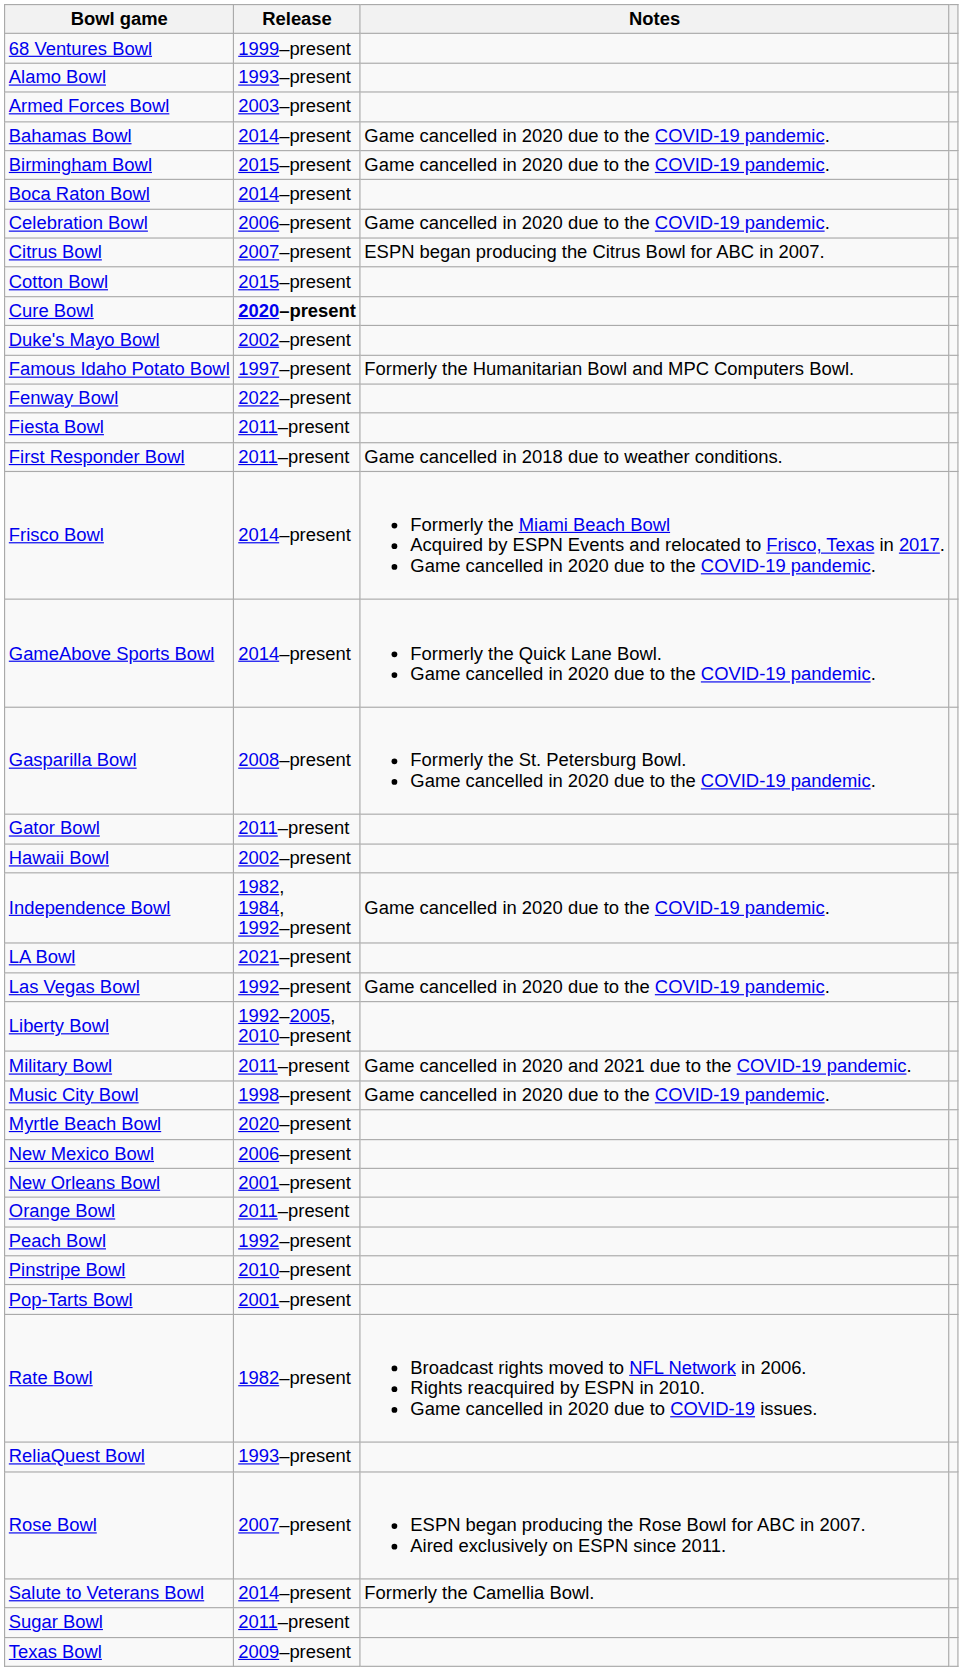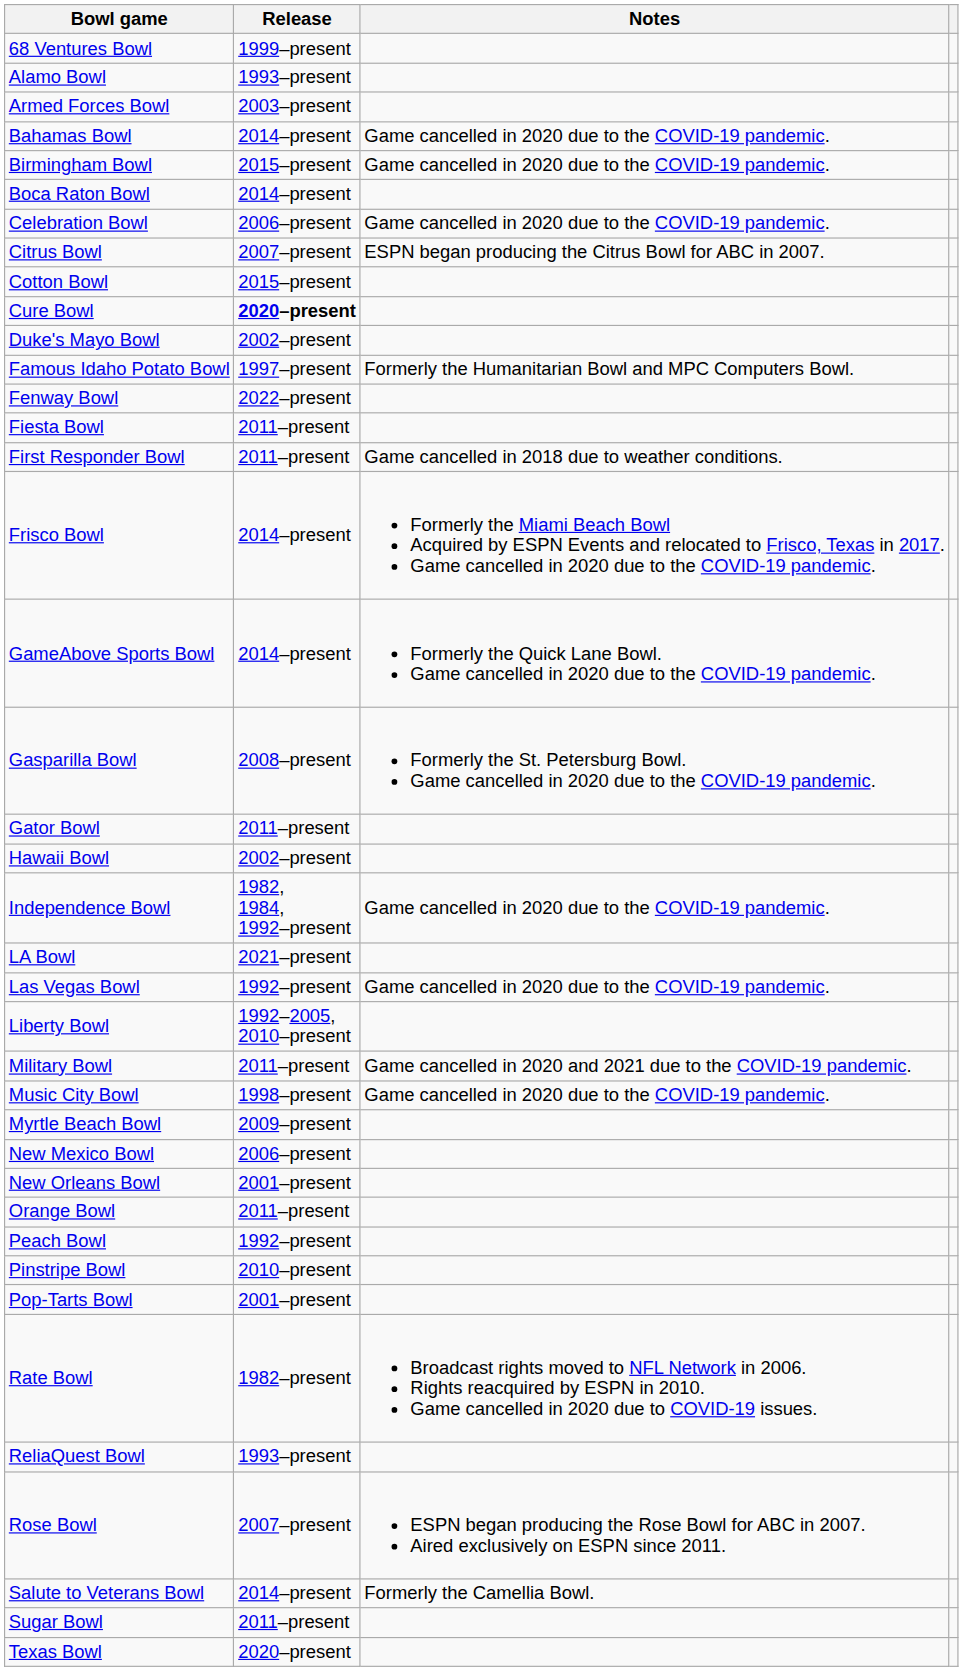(294, 1124) 2020–present -> (294, 1124) 2009–present
(294, 1651) 2009–present -> (294, 1651) 2020–present
